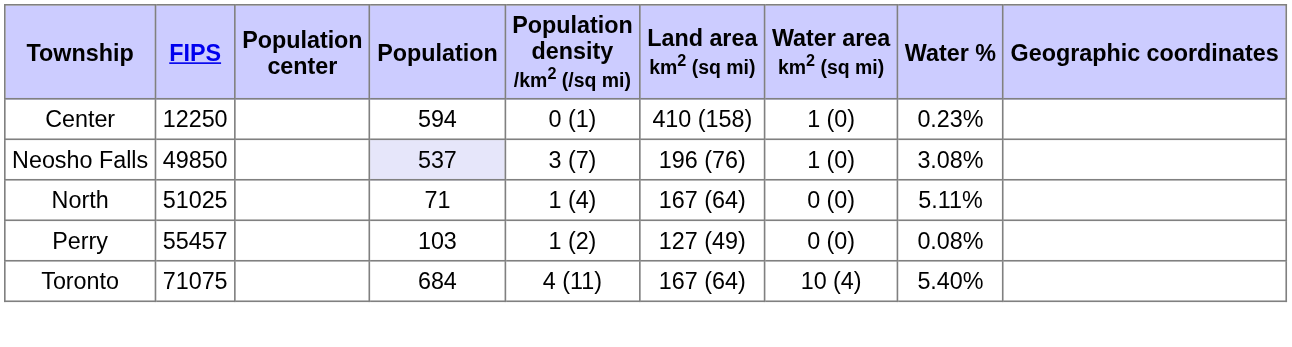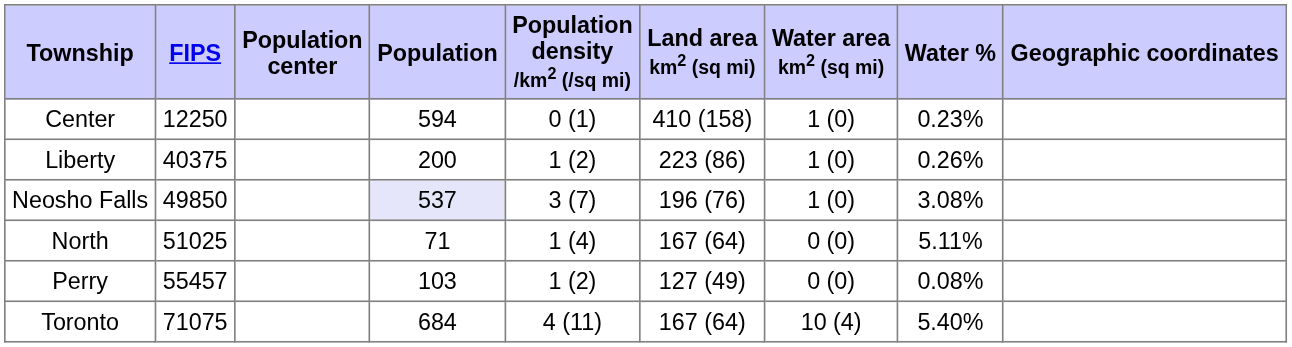+ row: (80, 160)
